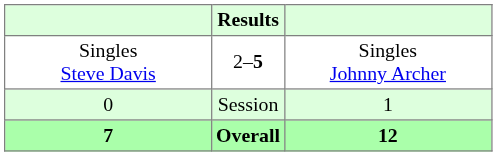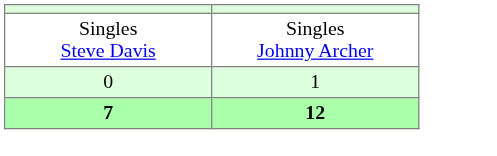- column: (248, 20)
